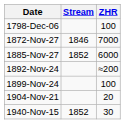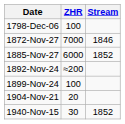columns swapped: (78, 12) <-> (108, 12)
